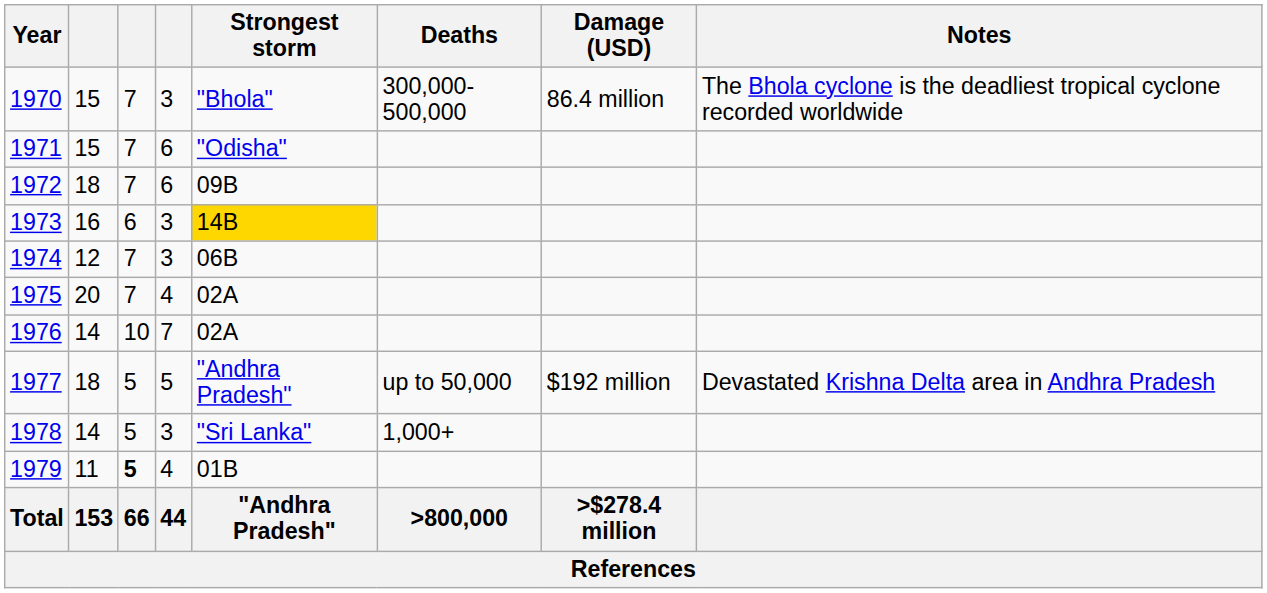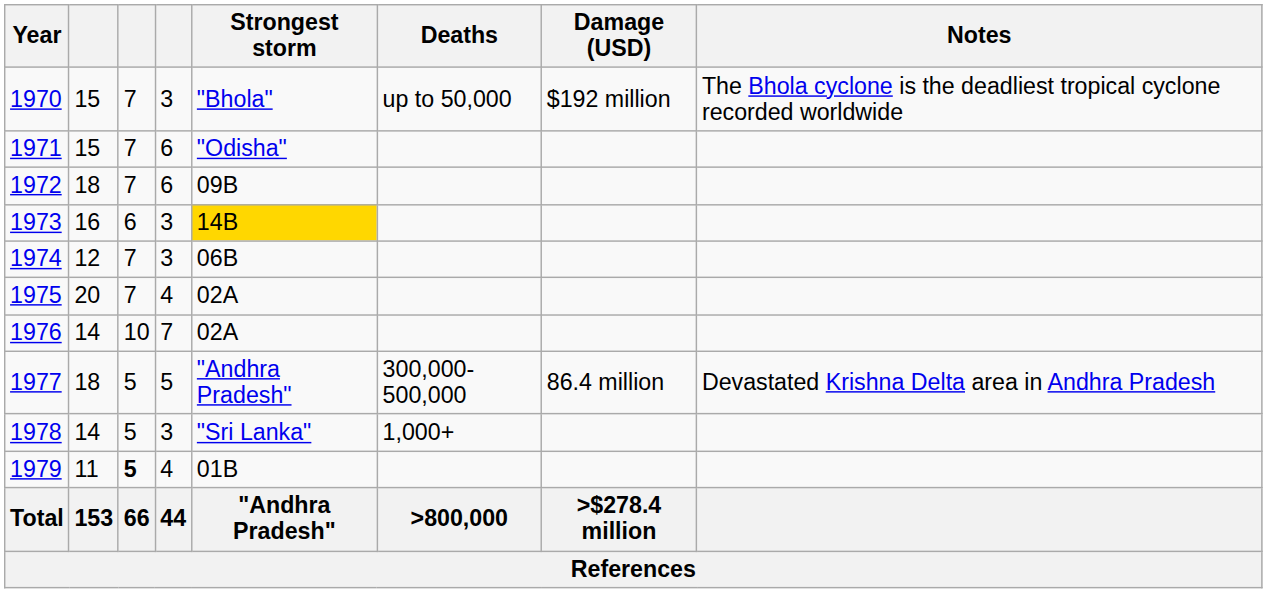(428, 98) 300,000-500,000 -> (447, 98) up to 50,000
(605, 98) 86.4 million -> (609, 98) $192 million
(447, 382) up to 50,000 -> (428, 382) 300,000-500,000
(609, 382) $192 million -> (605, 382) 86.4 million
